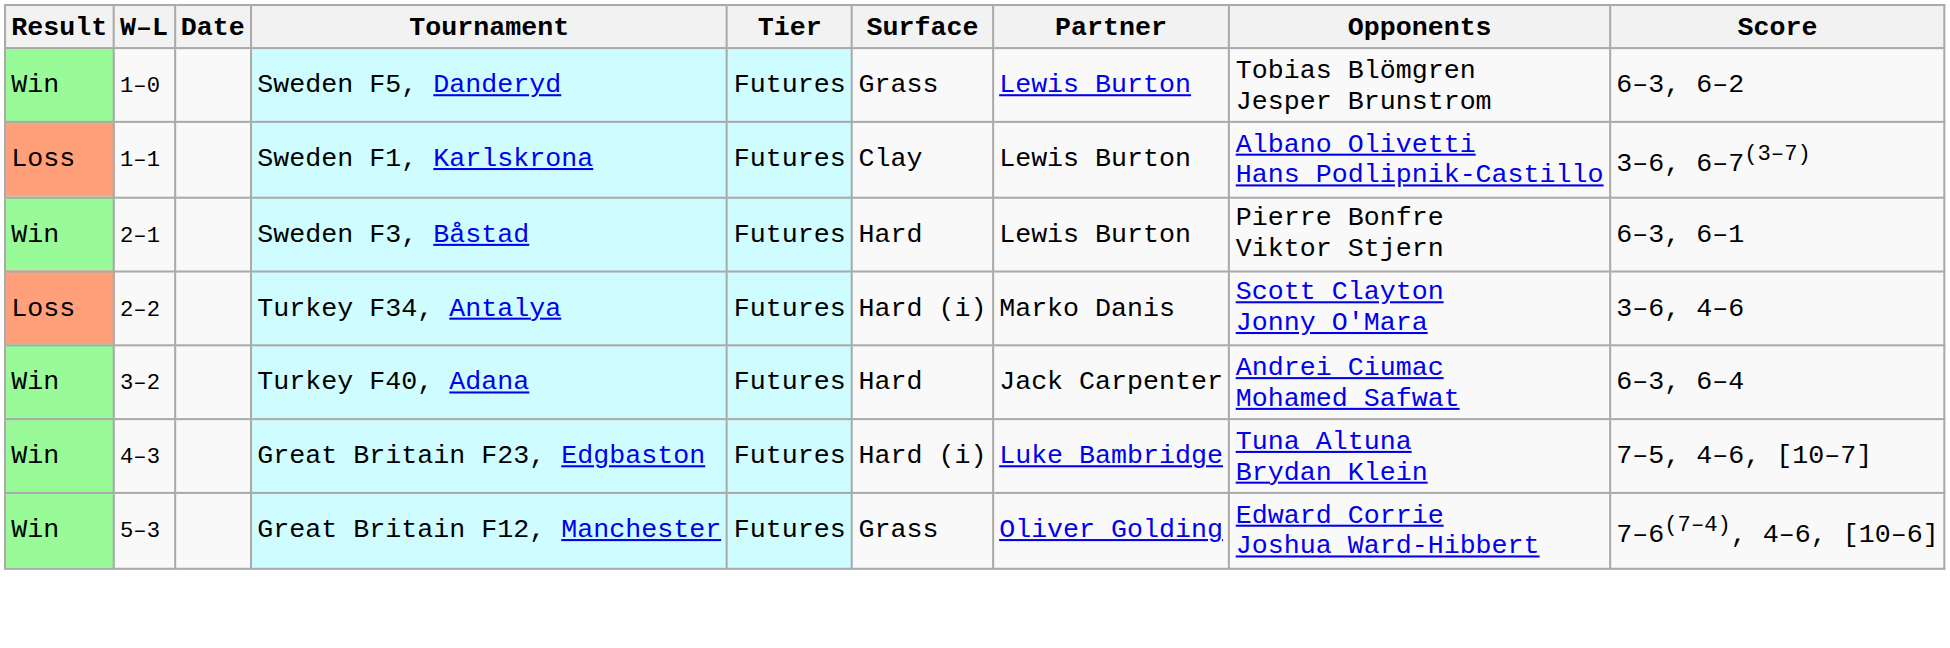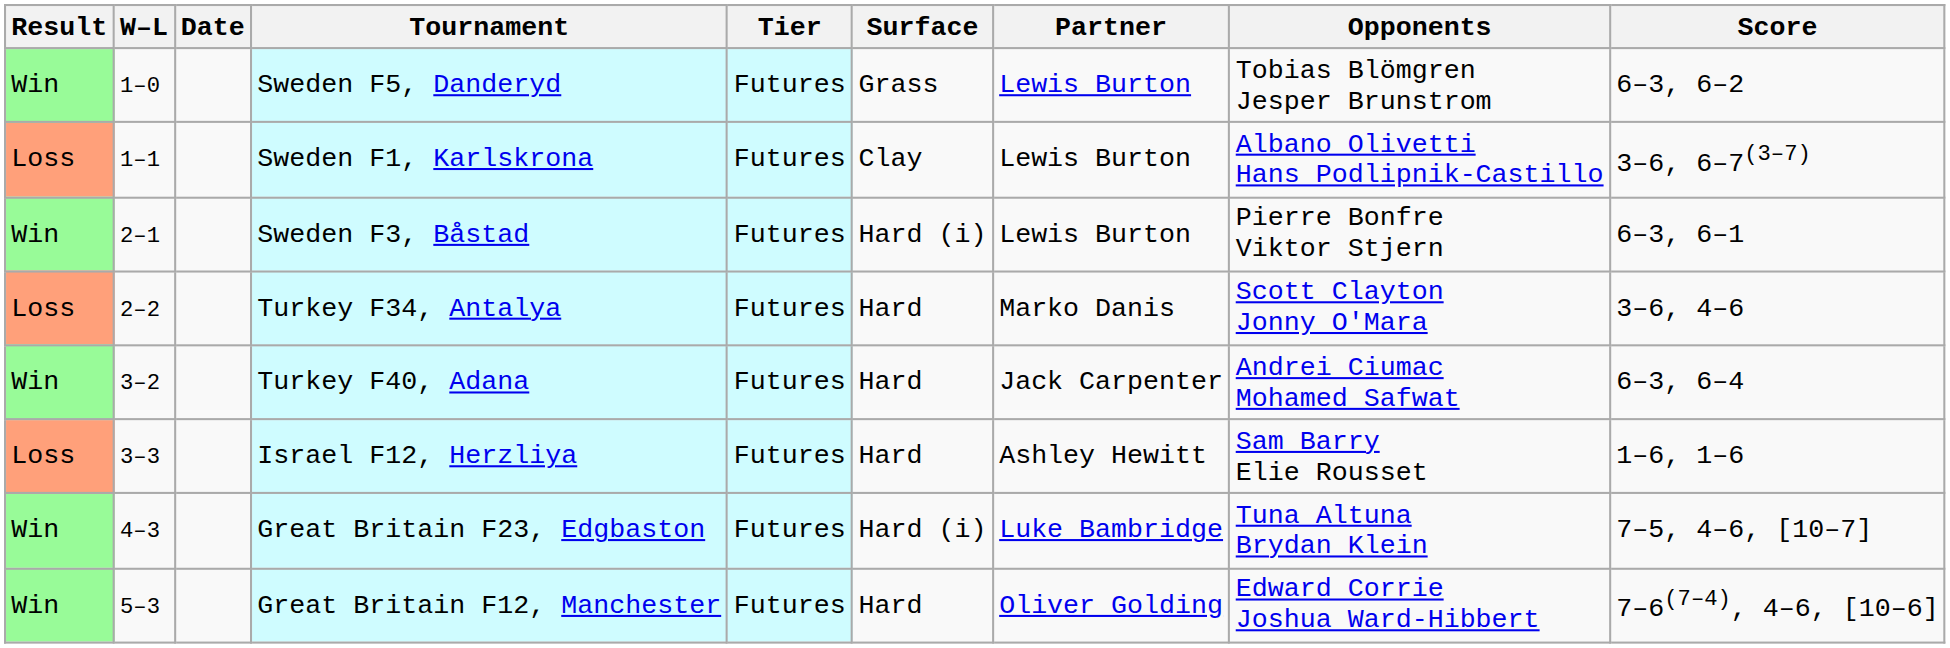(890, 234) Hard -> (922, 234) Hard (i)
(922, 308) Hard (i) -> (890, 308) Hard
+ row: (417, 456)
(898, 531) Grass -> (890, 605) Hard
